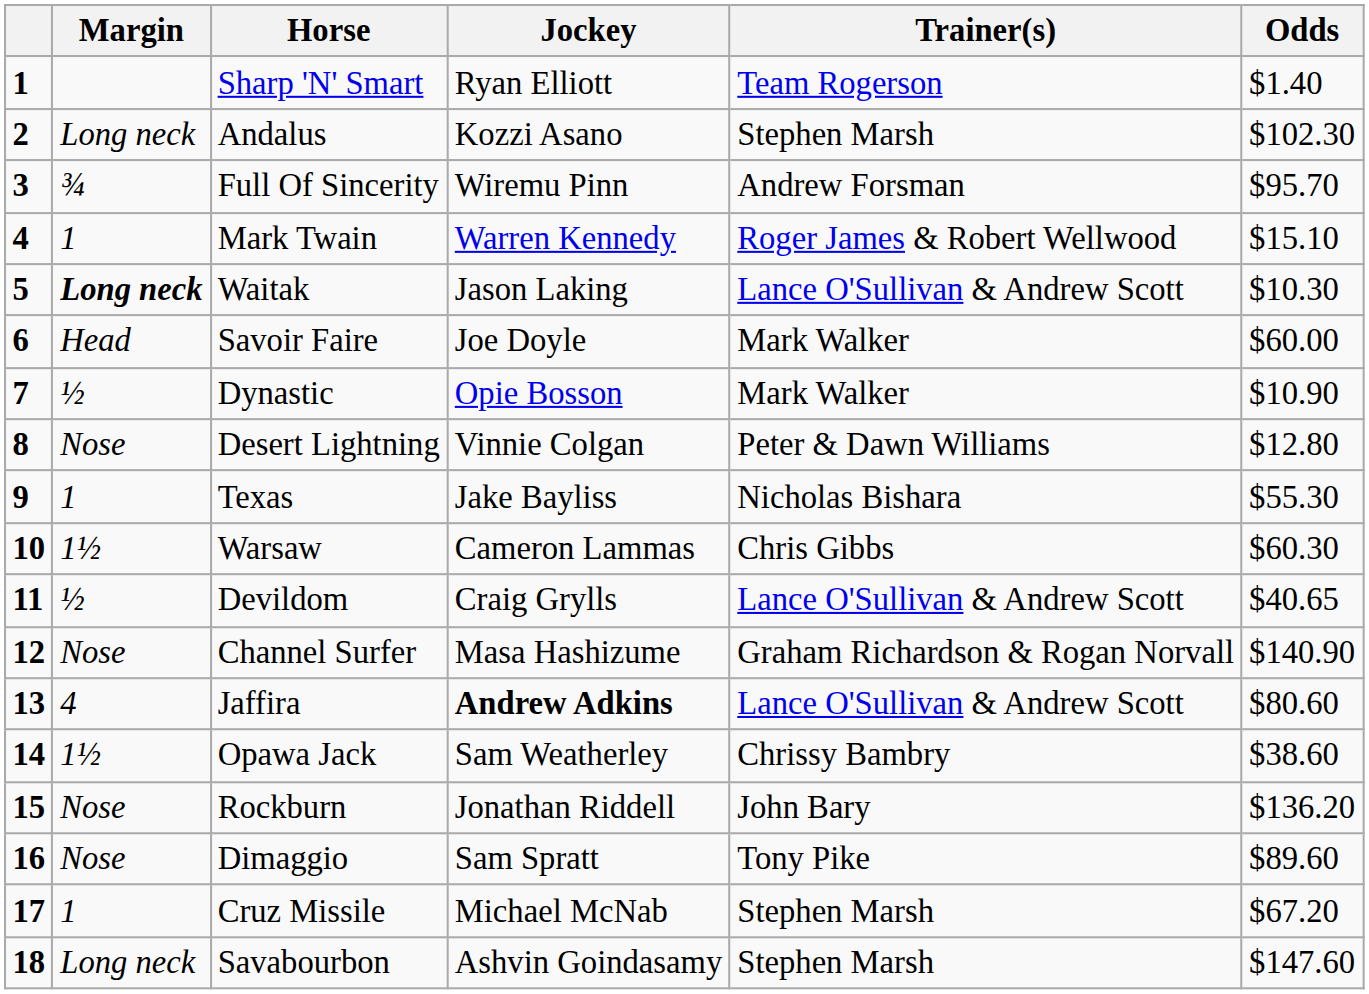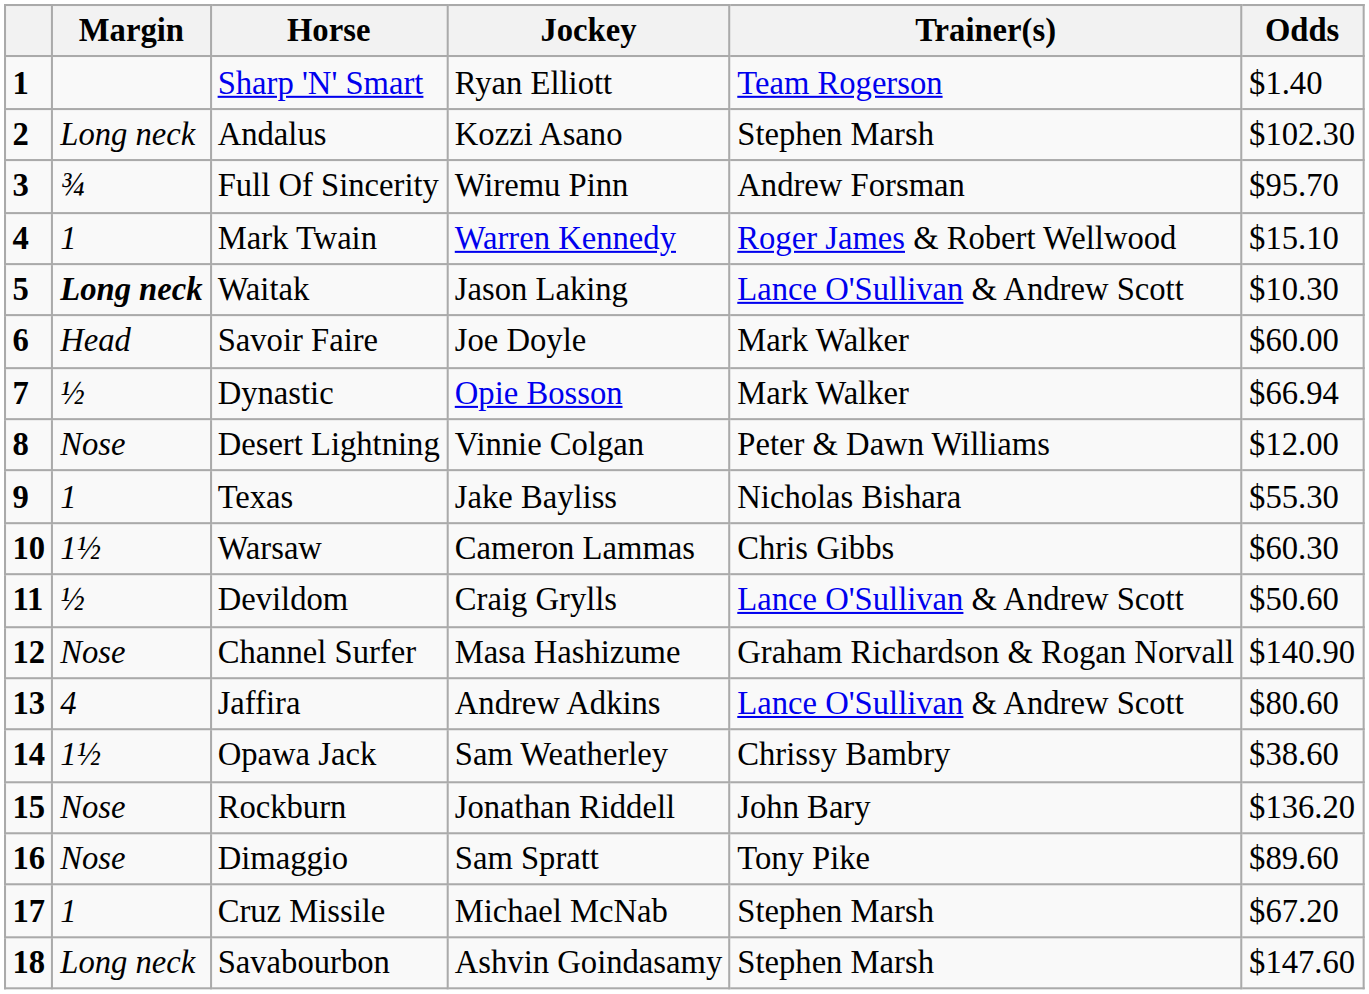(1294, 392) $10.90 -> (1294, 392) $66.94
(1294, 444) $12.80 -> (1294, 444) $12.00
(1294, 599) $40.65 -> (1294, 599) $50.60
(564, 703) bold -> (558, 703) normal
